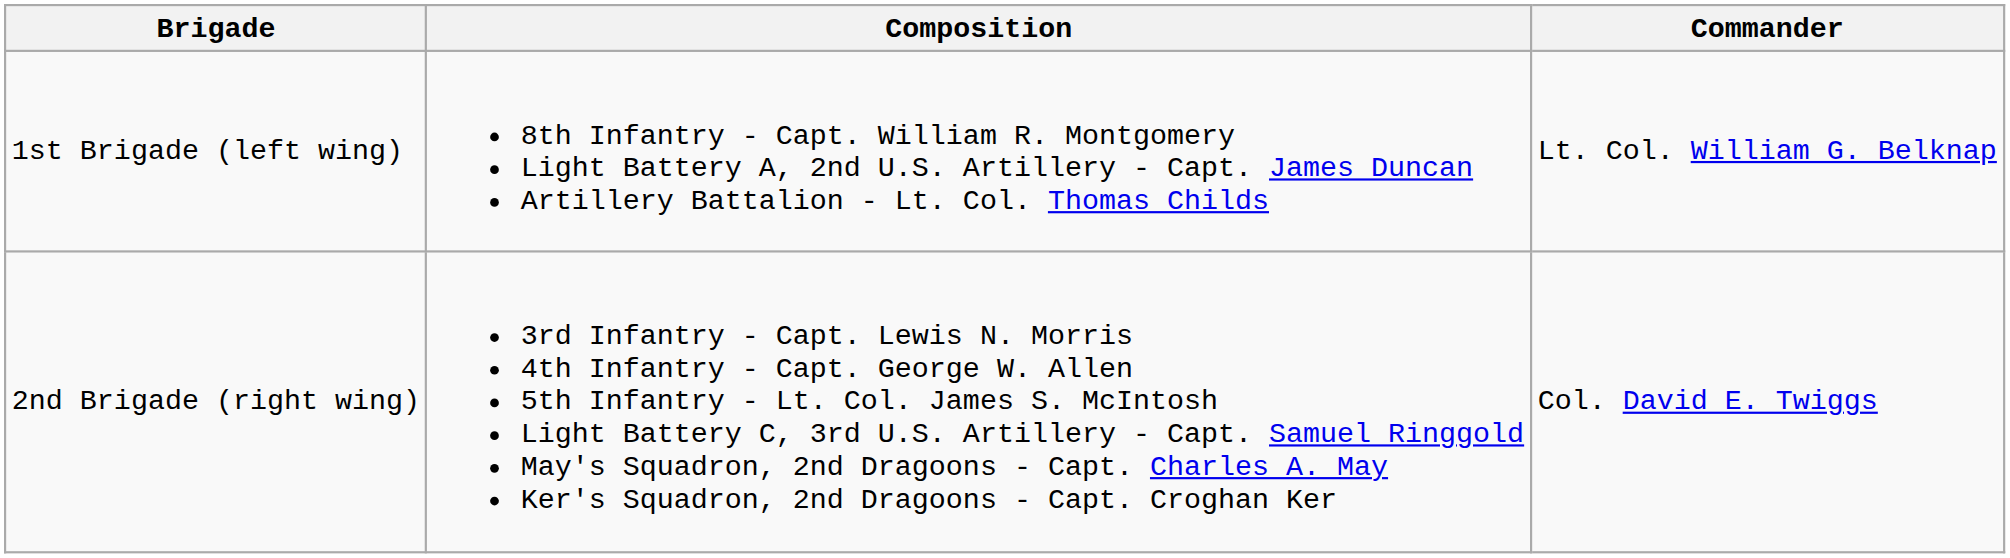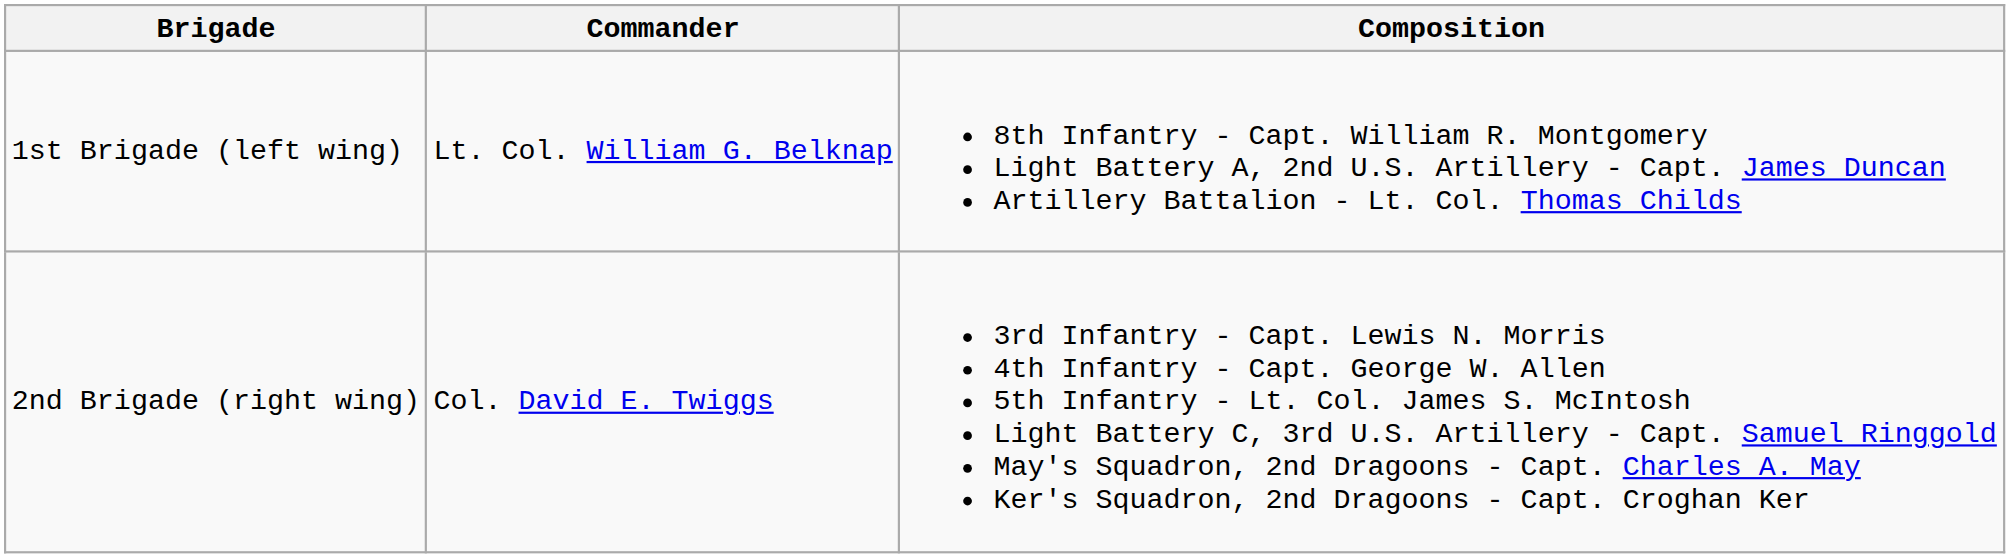columns swapped: (1767, 28) <-> (979, 28)
